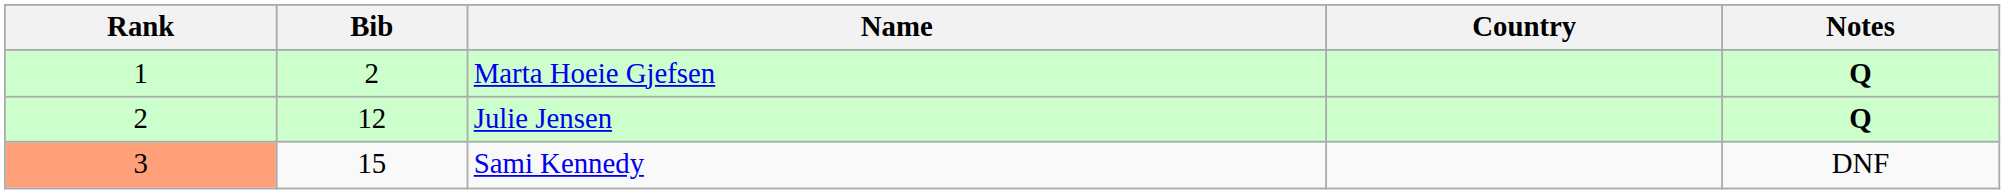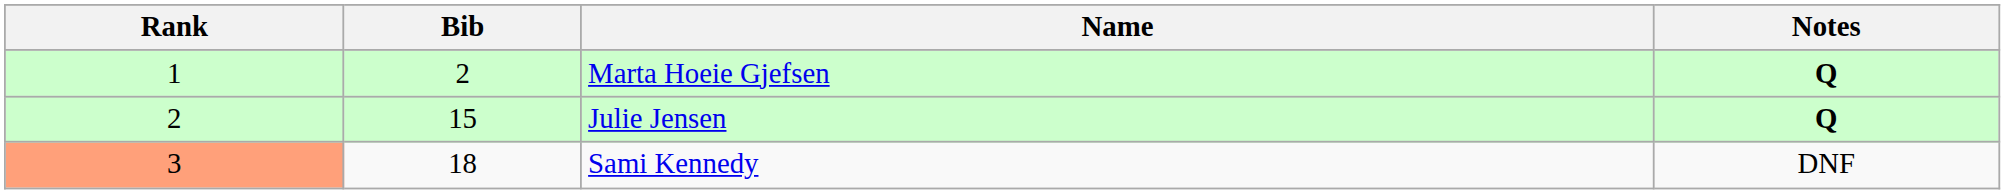- column: (1524, 27)
(372, 118) 12 -> (463, 118) 15
(372, 164) 15 -> (463, 164) 18
